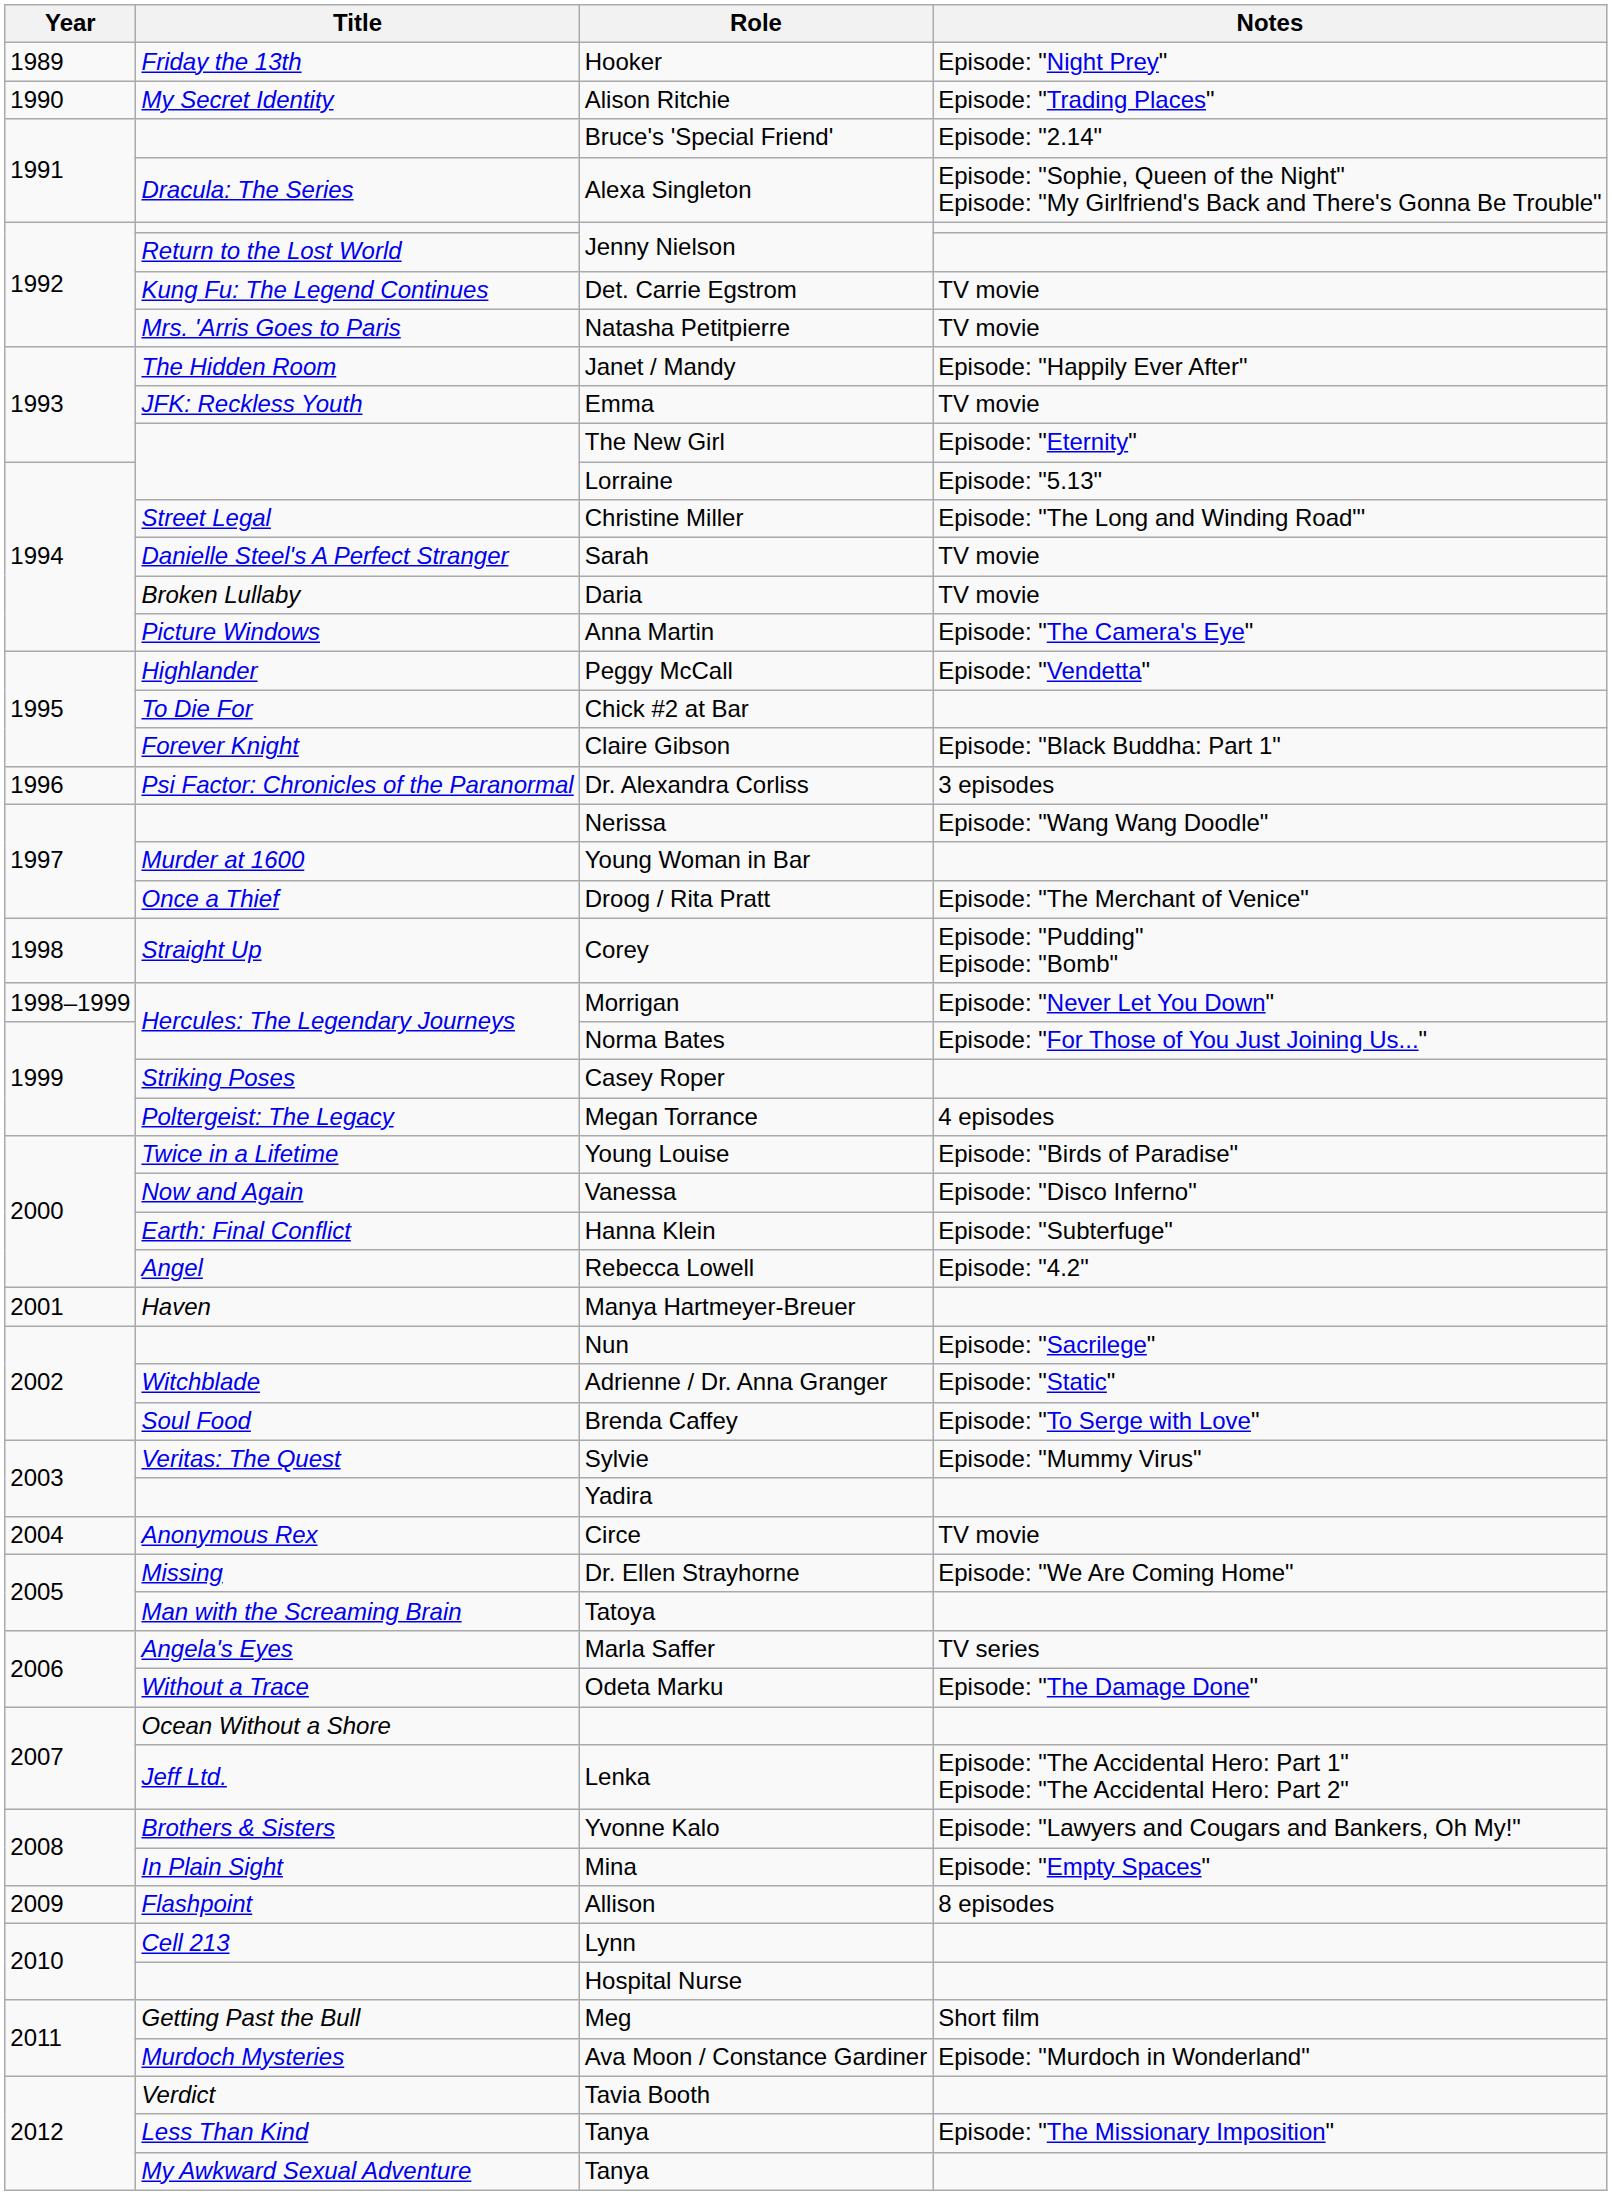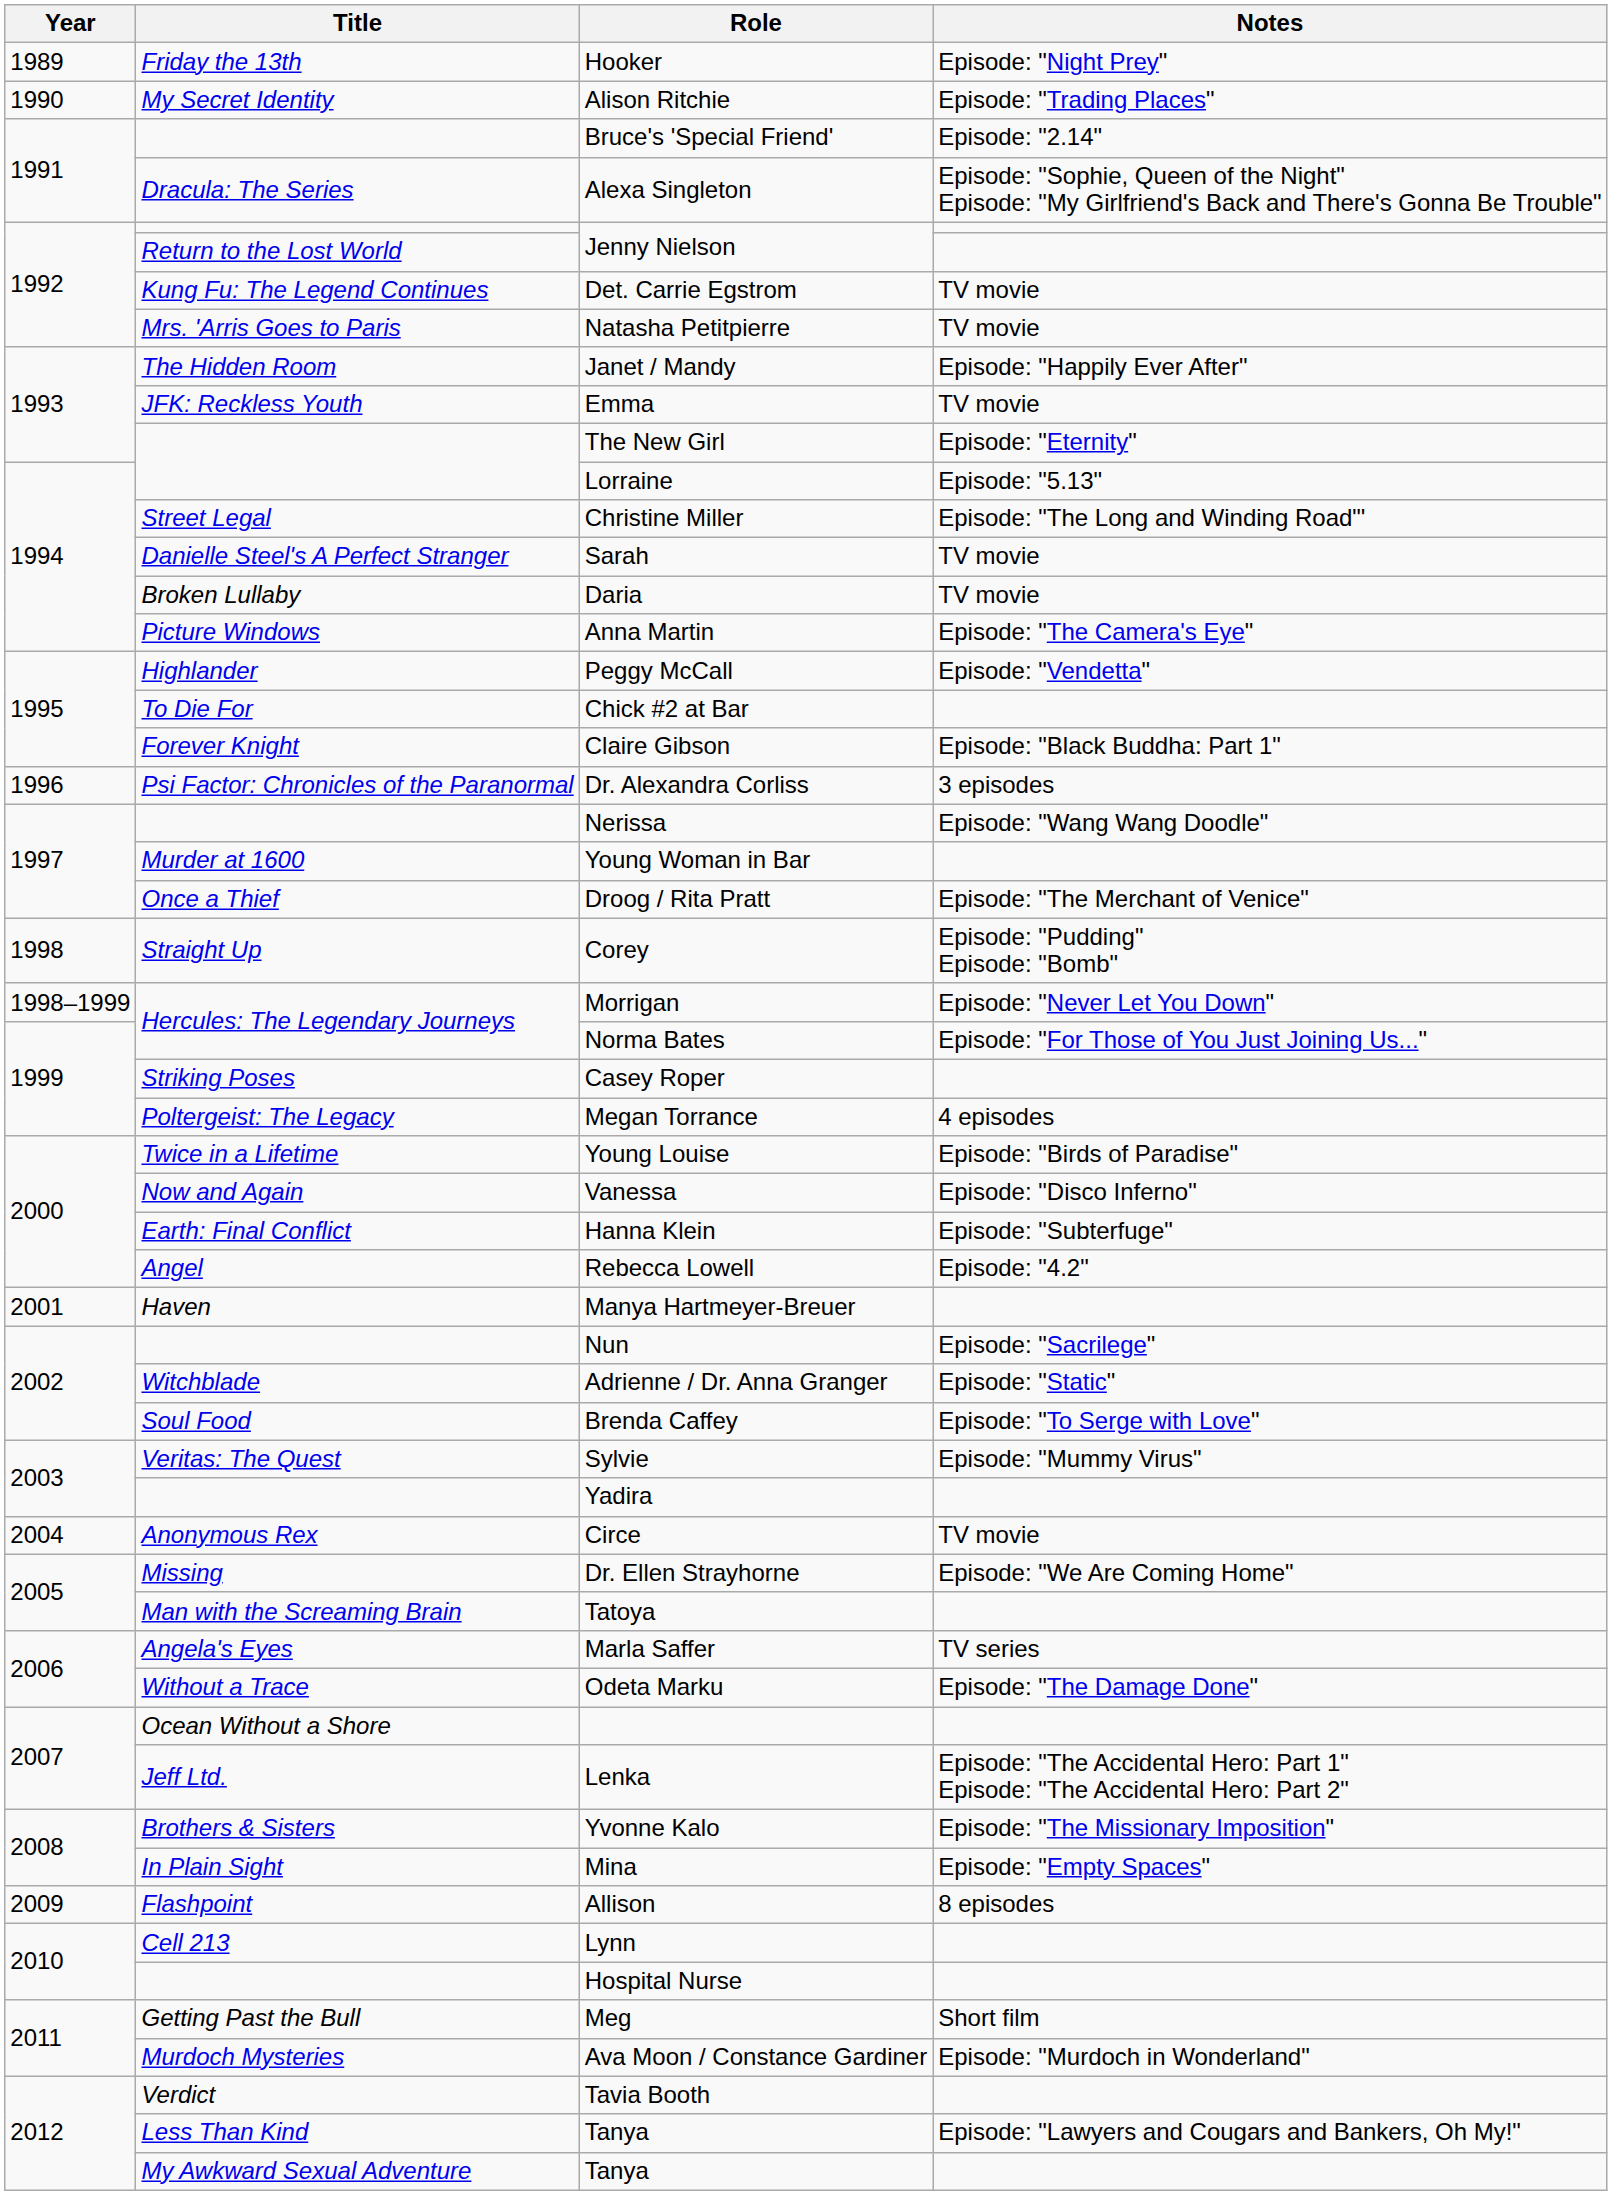(1230, 1828) Episode: "Lawyers and Cougars and Bankers, Oh My!" -> (1136, 1828) Episode: "The Missionary Imposition"
(1136, 2132) Episode: "The Missionary Imposition" -> (1230, 2132) Episode: "Lawyers and Cougars and Bankers, Oh My!"
